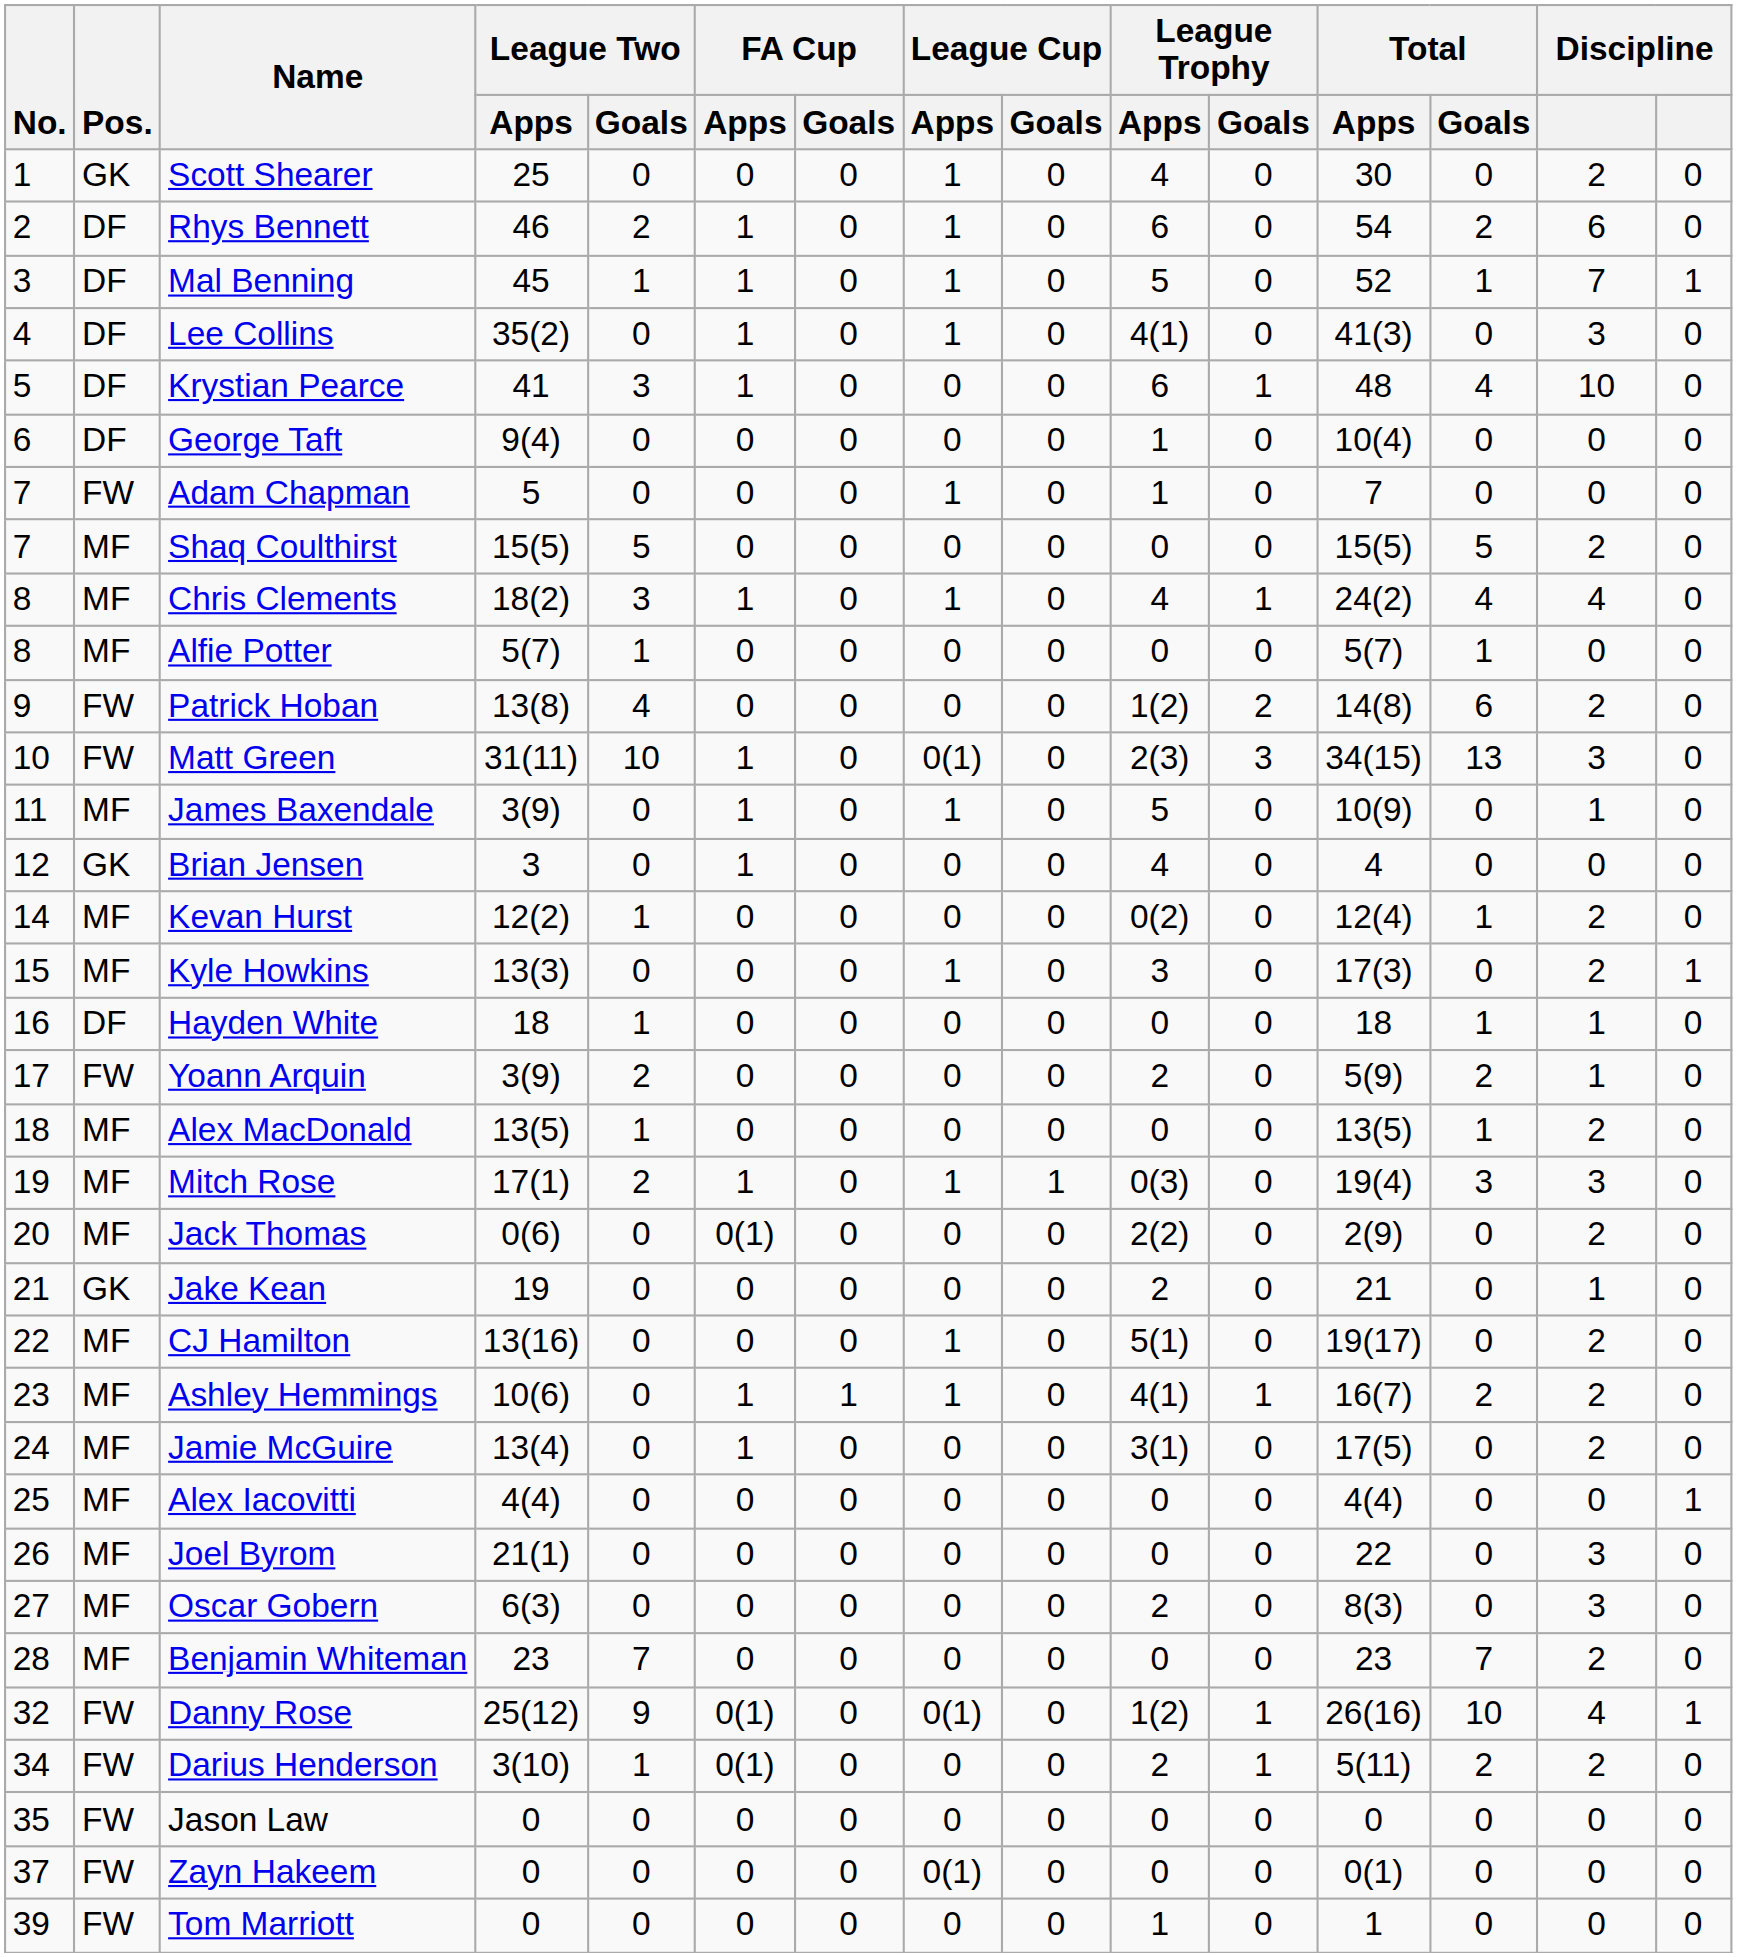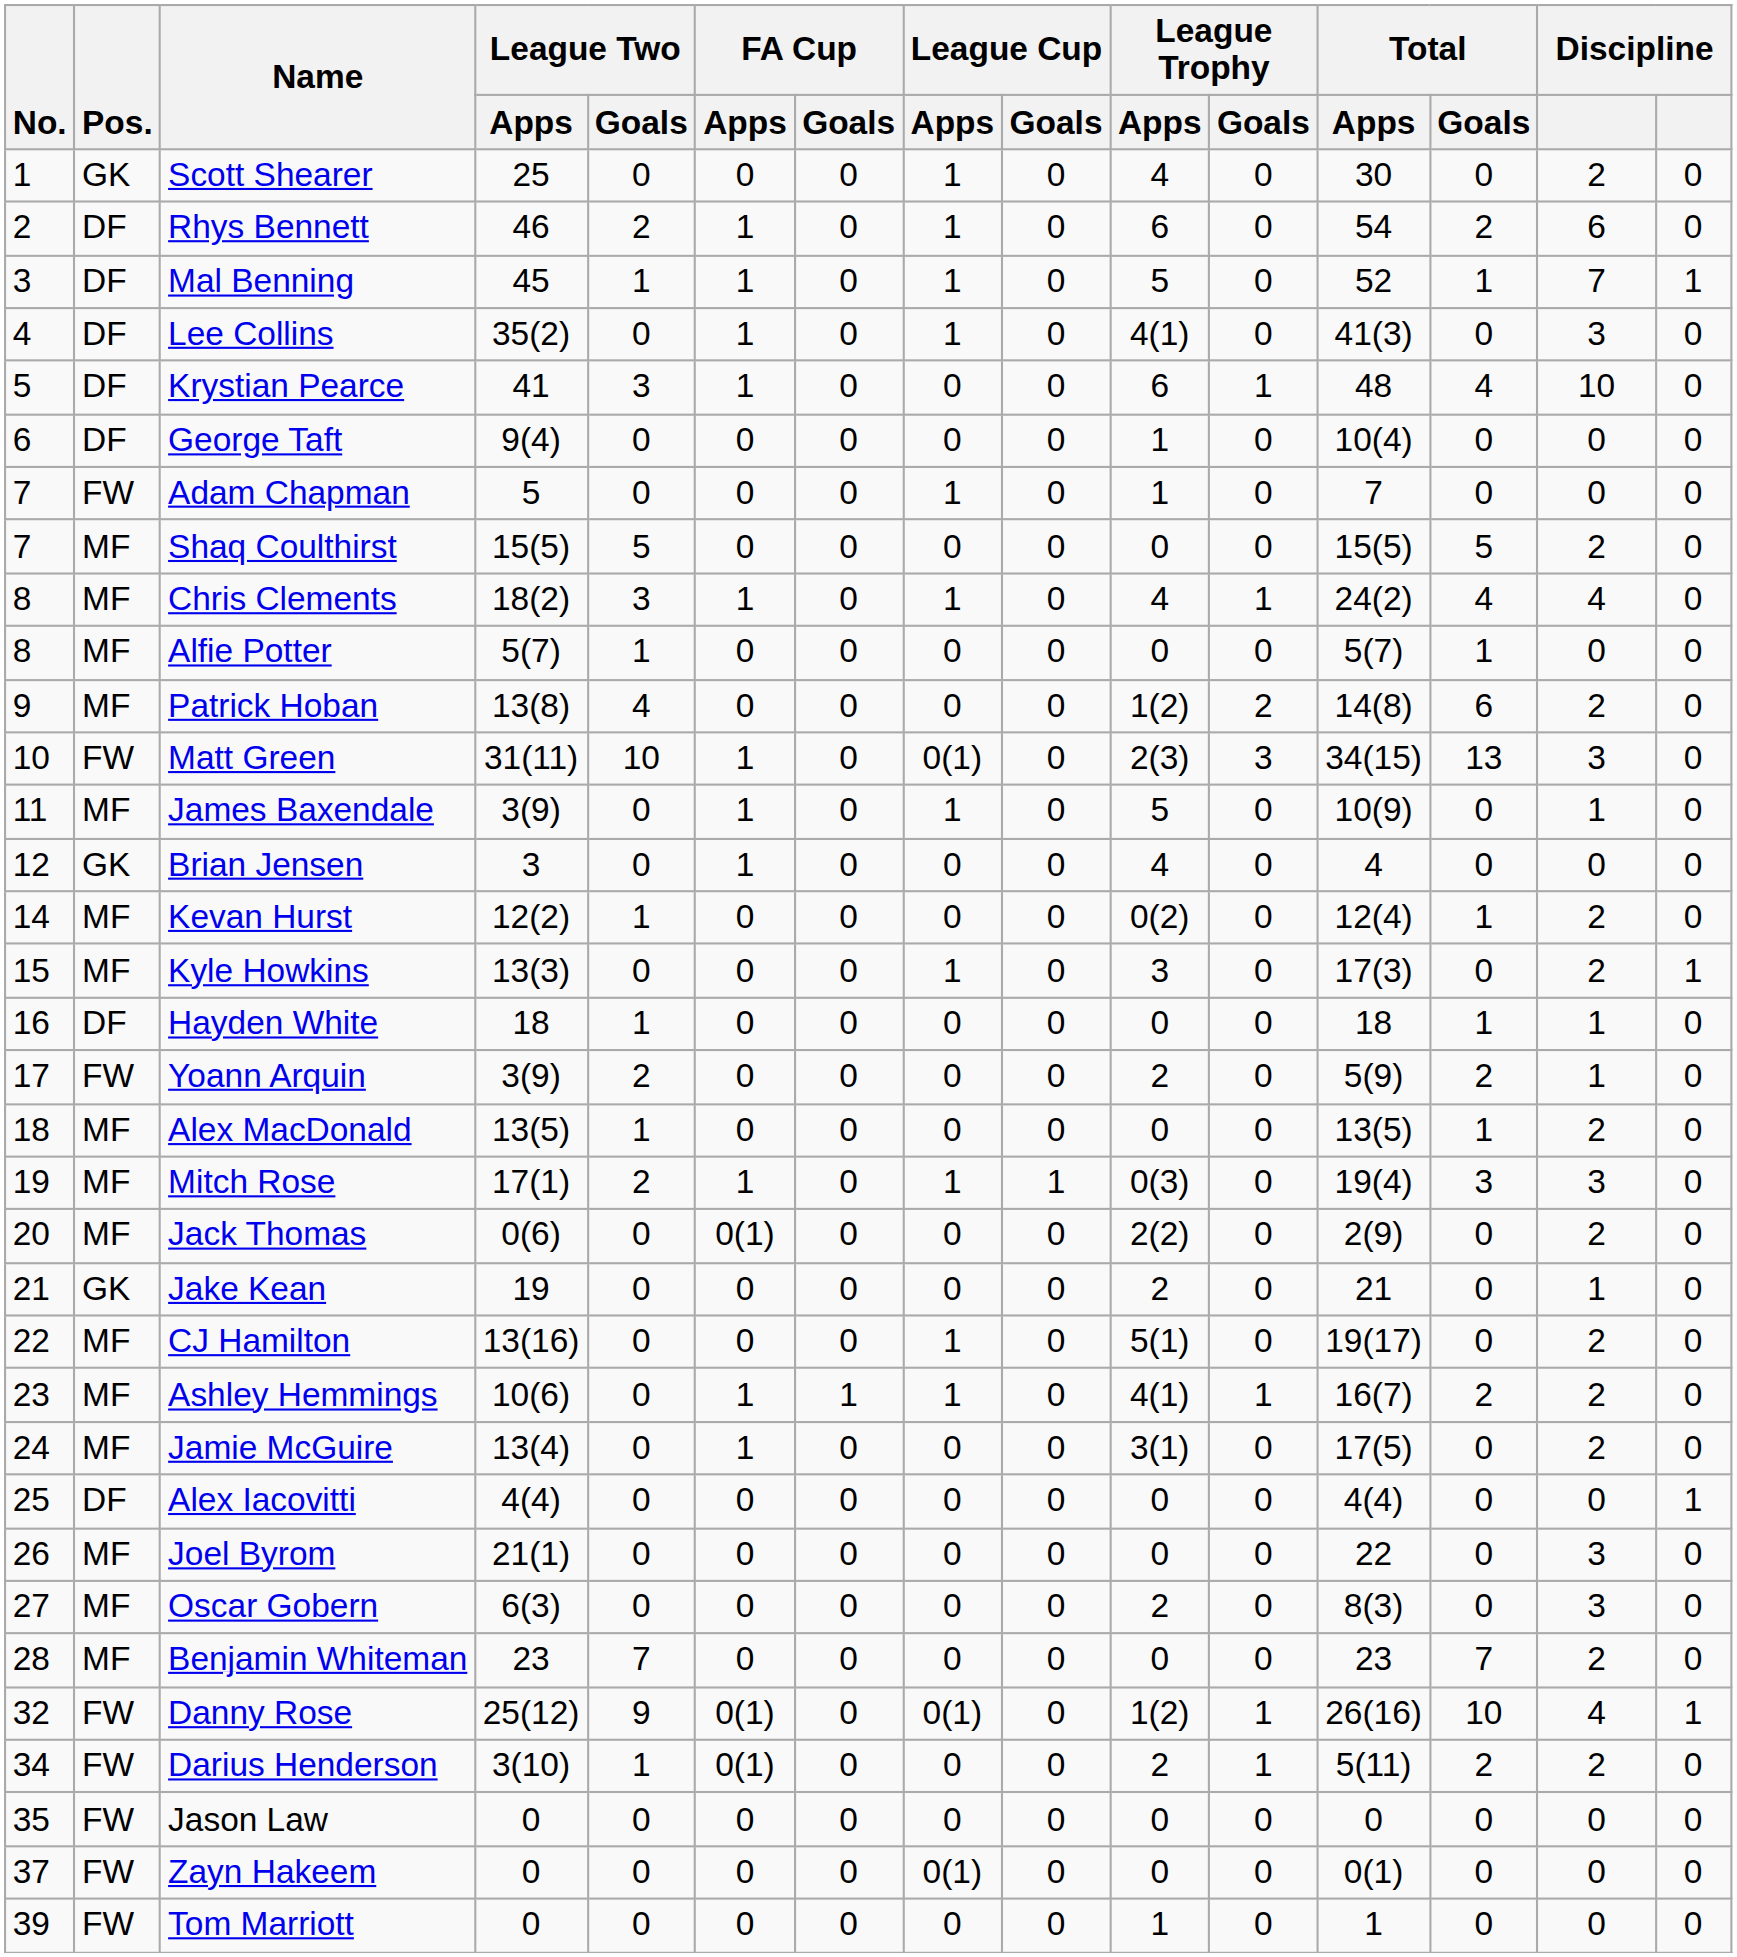(108, 705) FW -> (106, 705) MF
(106, 1500) MF -> (104, 1500) DF
